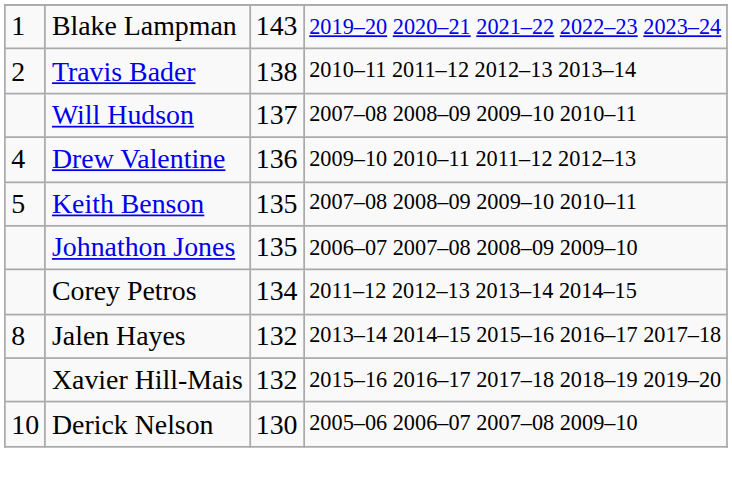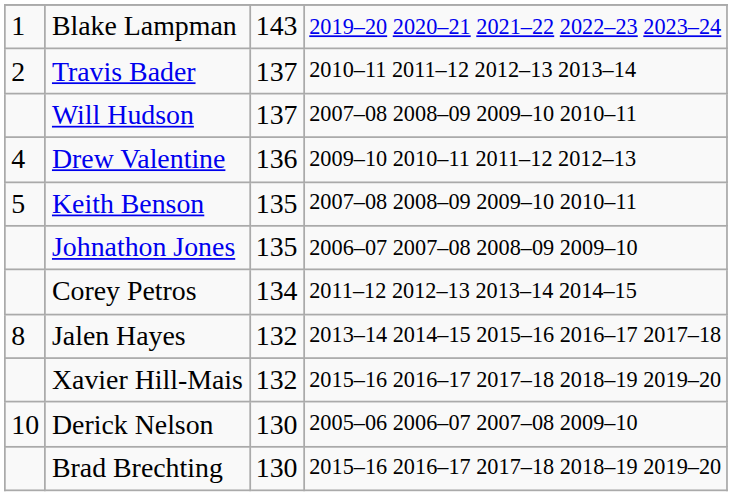(277, 70) 138 -> (277, 70) 137
+ row: (137, 468)
